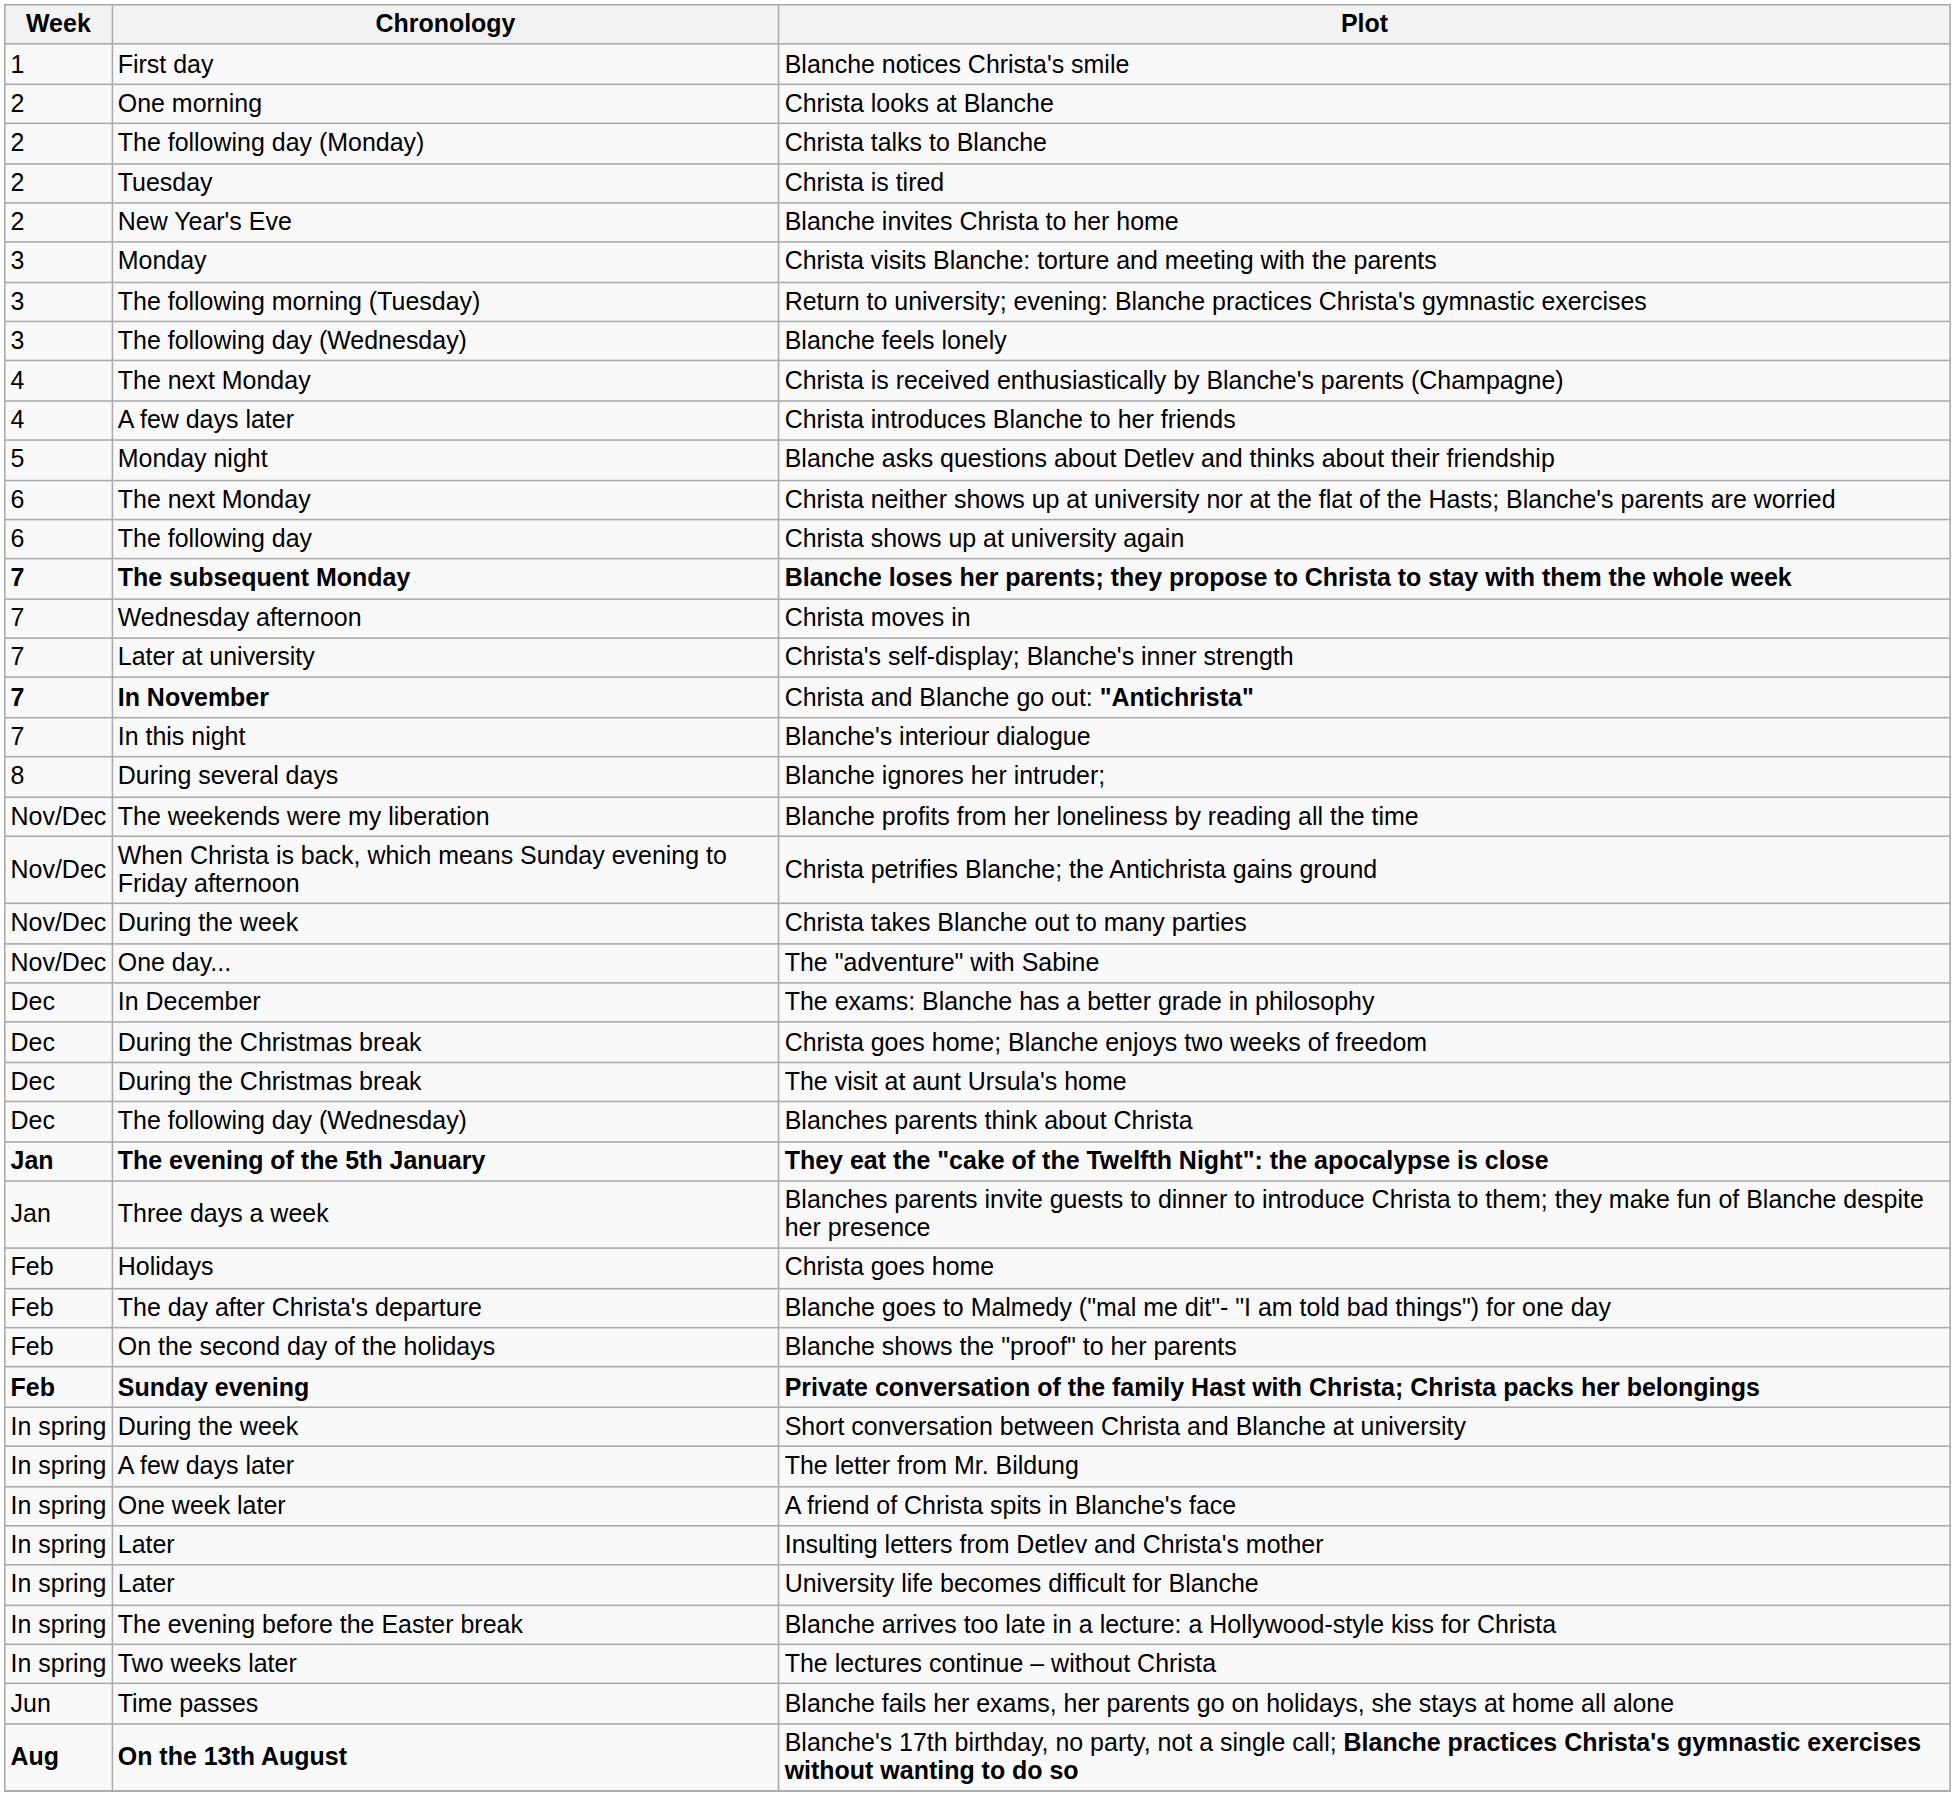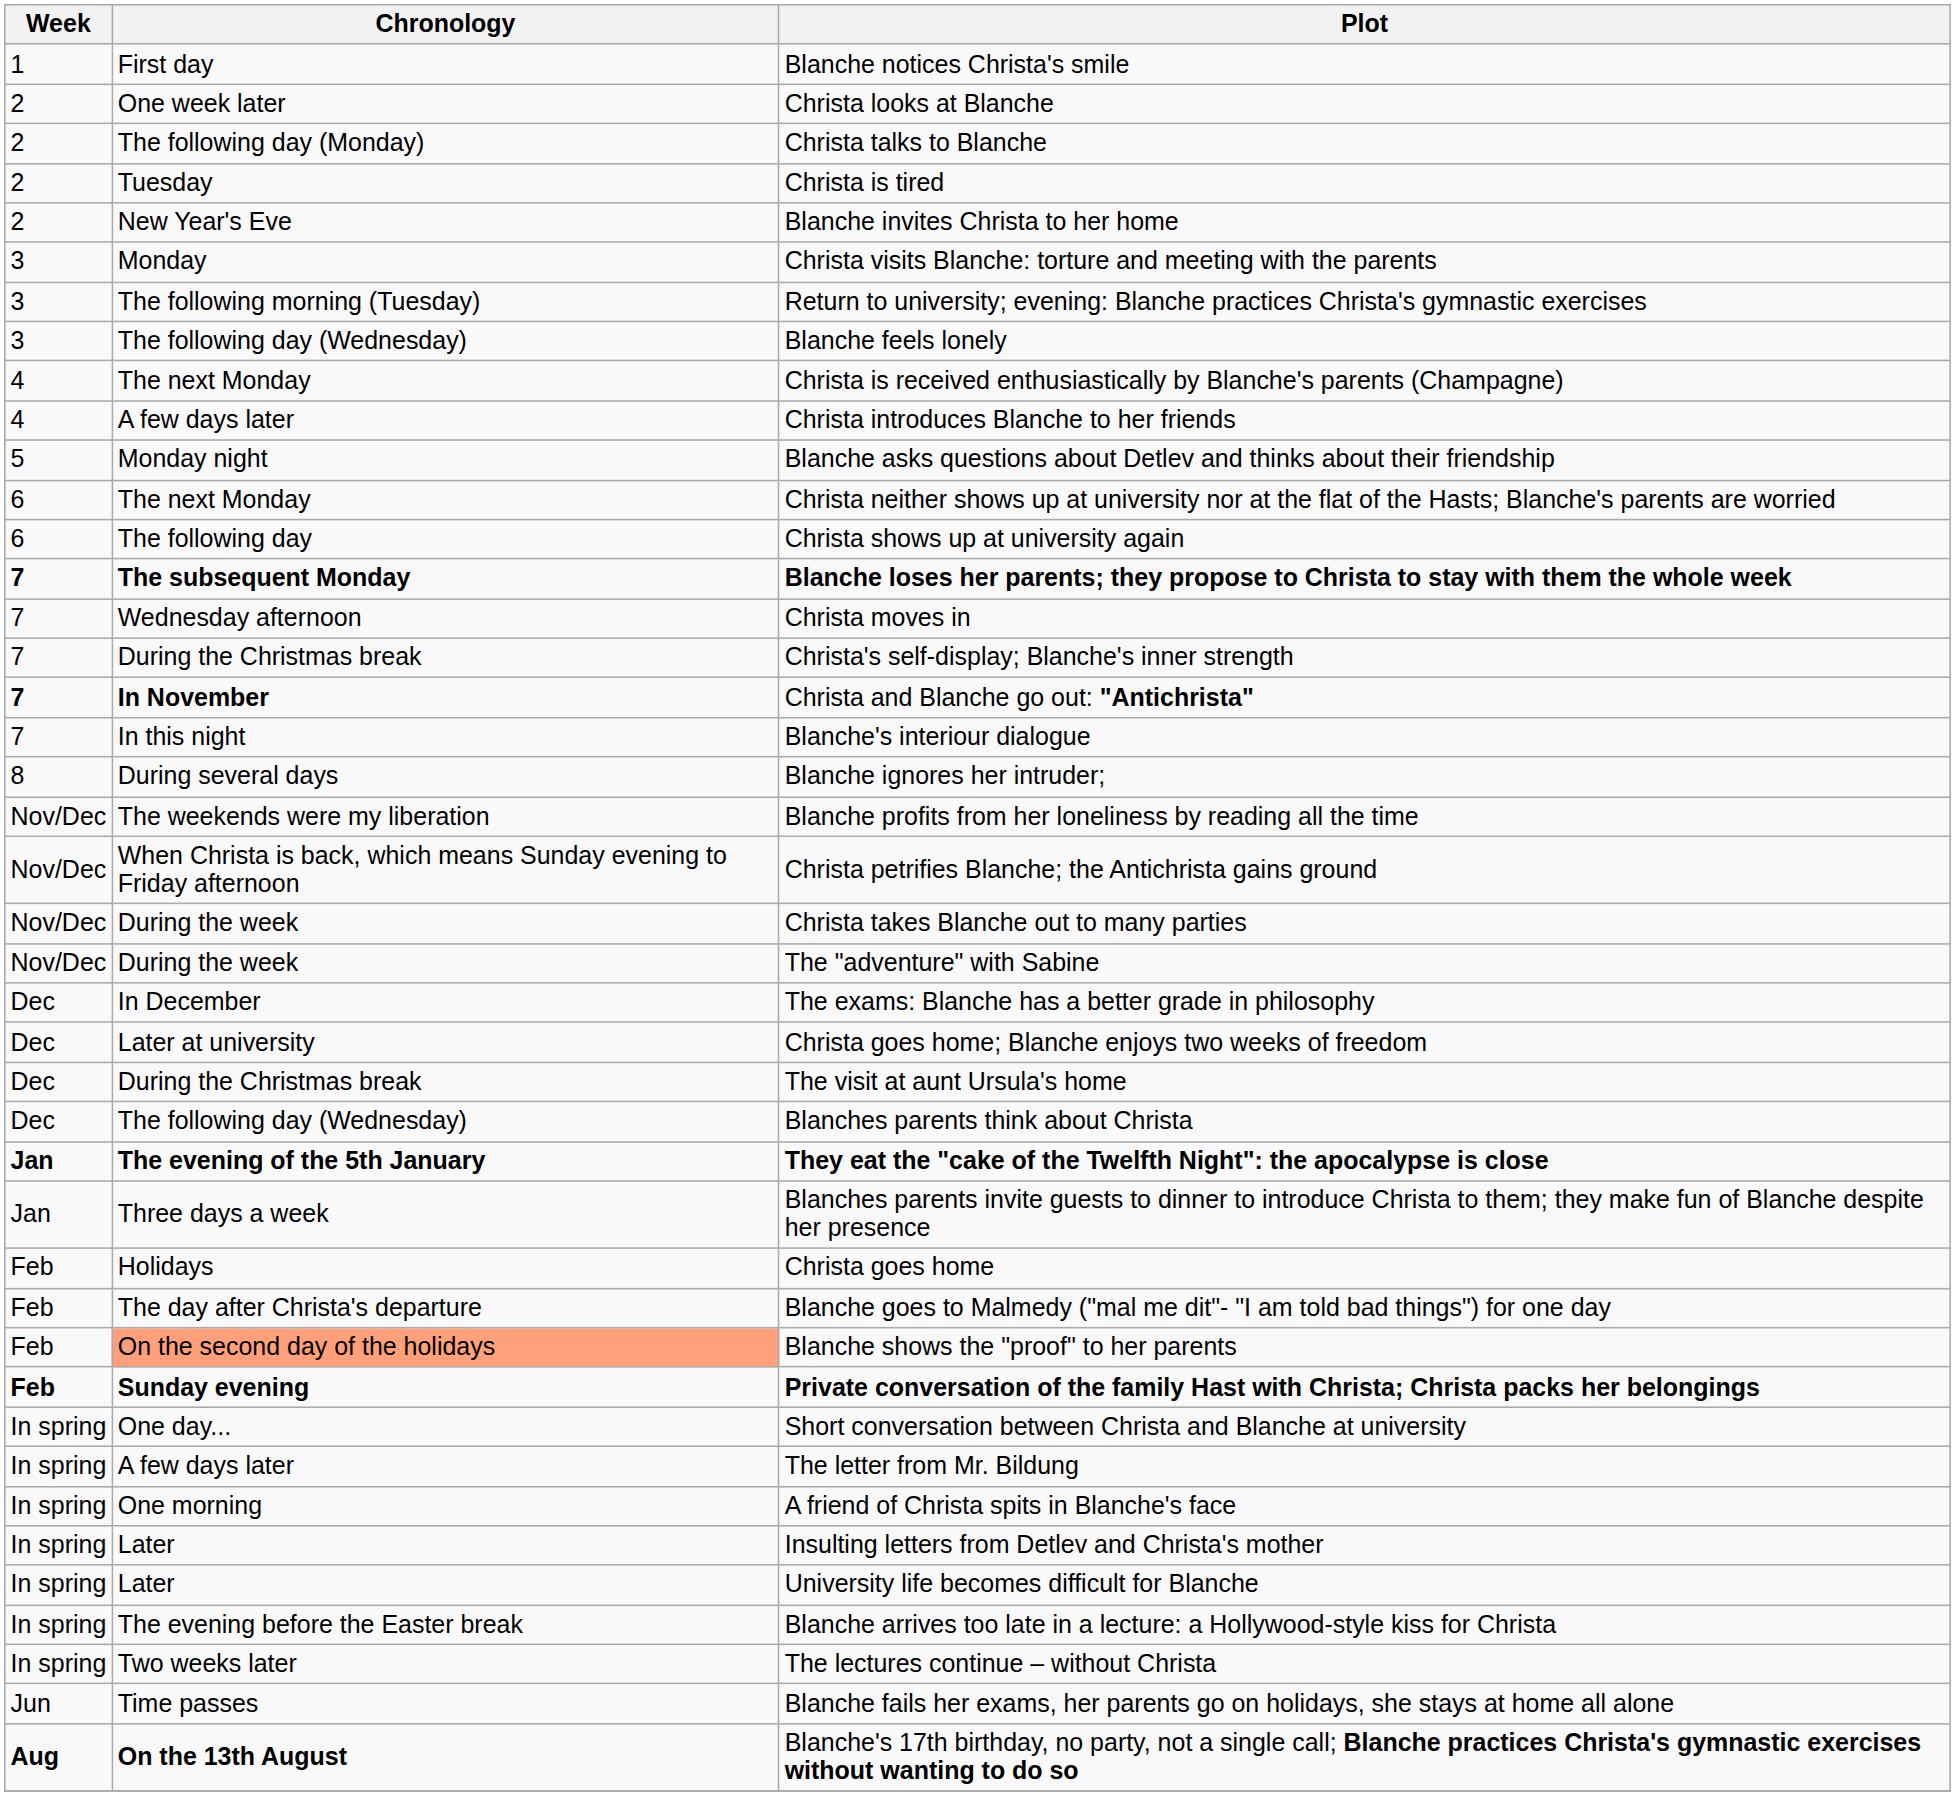(190, 103) One morning -> (202, 103) One week later
(216, 657) Later at university -> (270, 657) During the Christmas break
(174, 962) One day... -> (208, 962) During the week
(270, 1041) During the Christmas break -> (216, 1041) Later at university
(306, 1347) no background -> (306, 1347) lightsalmon background
(208, 1426) During the week -> (174, 1426) One day...
(202, 1505) One week later -> (190, 1505) One morning
